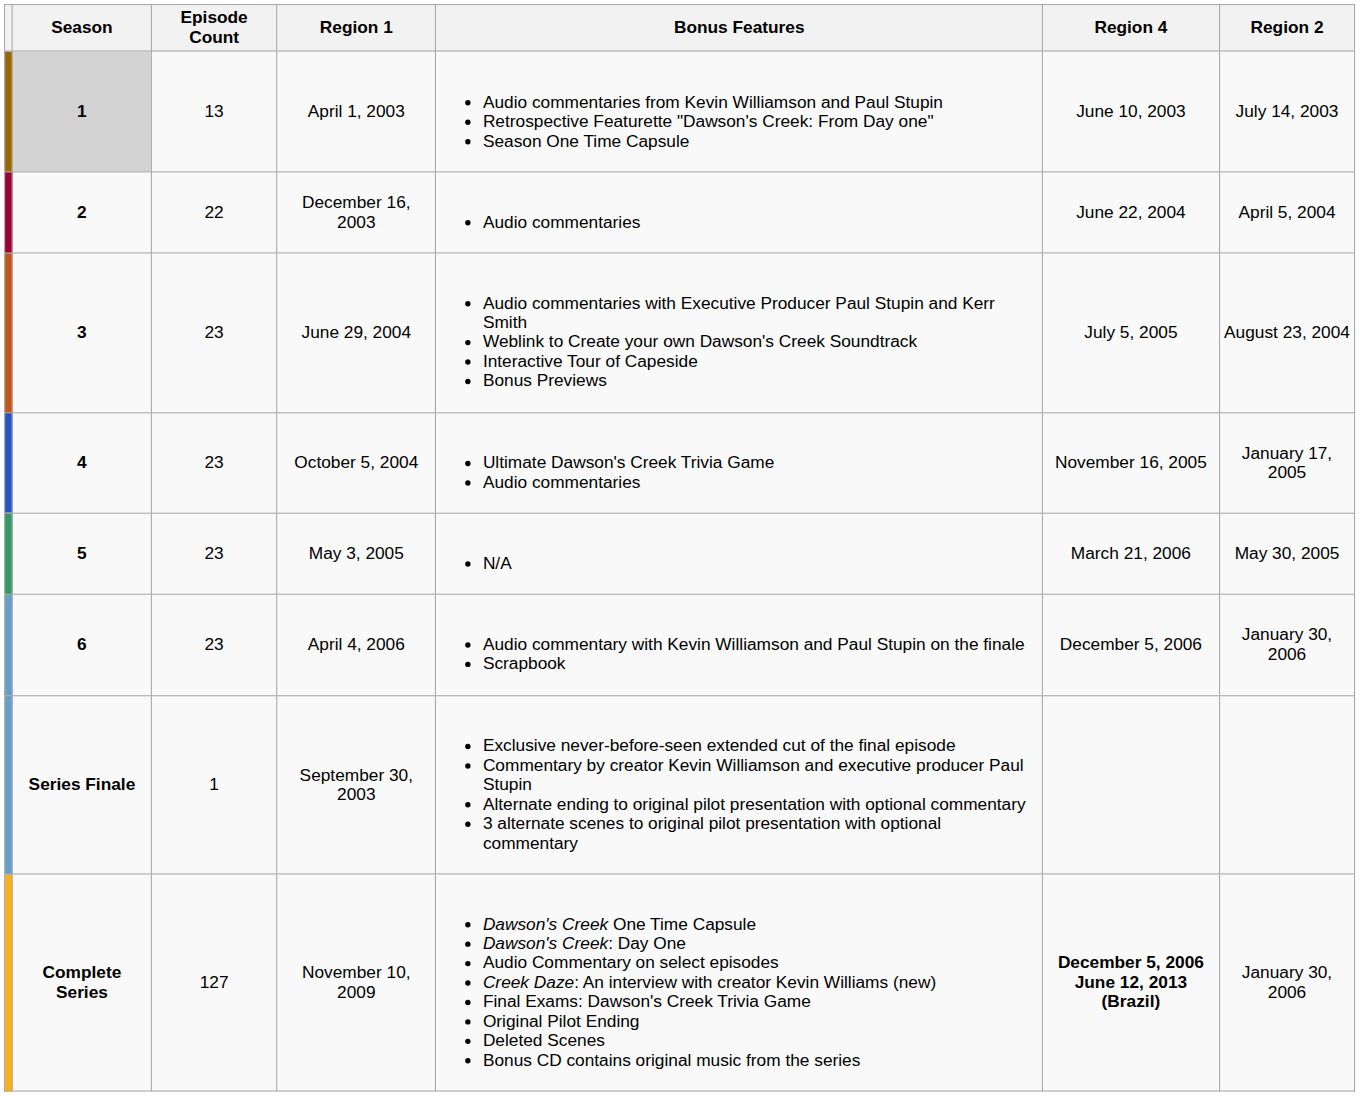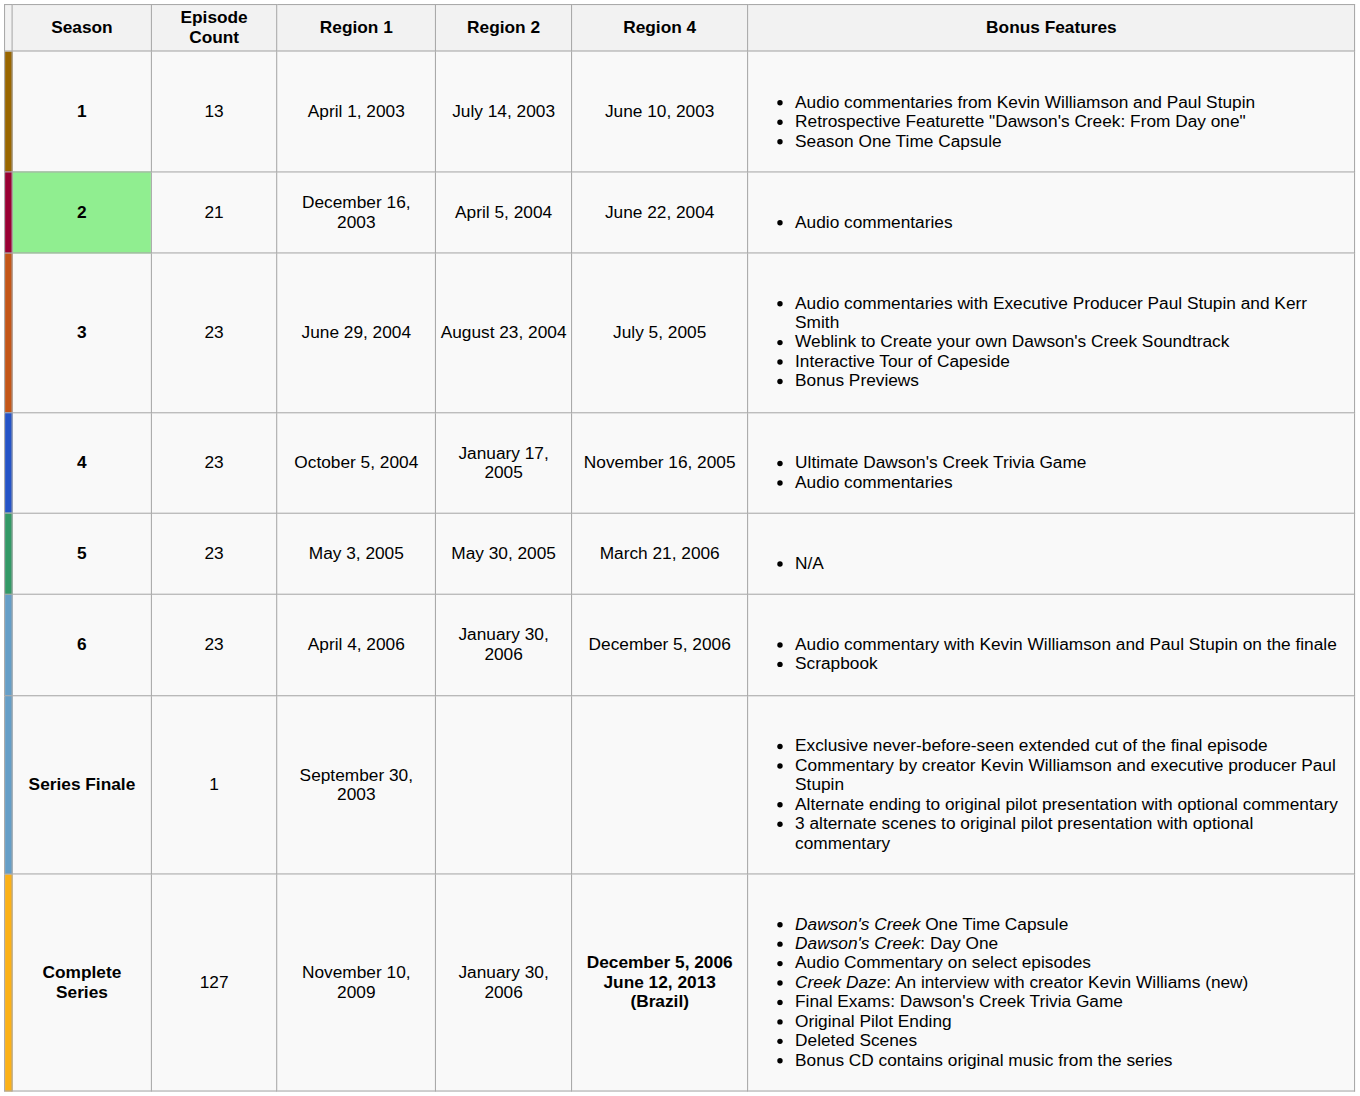columns swapped: (1287, 27) <-> (739, 27)
(82, 111) lightgrey background -> (82, 111) no background
(82, 212) no background -> (82, 212) lightgreen background
(214, 212) 22 -> (214, 212) 21
